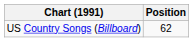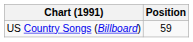(166, 28) 62 -> (166, 28) 59
